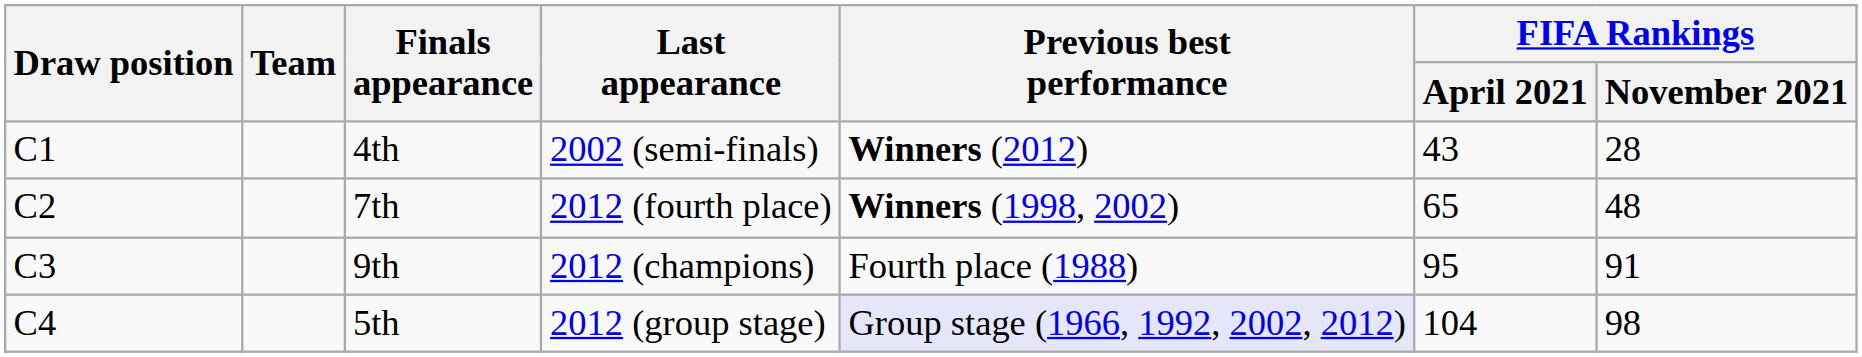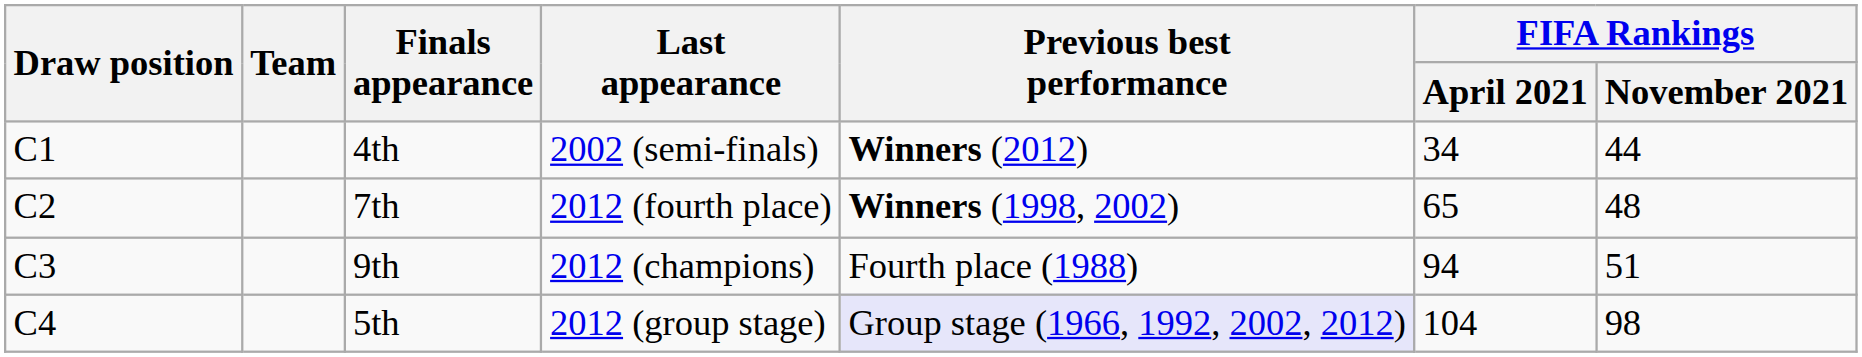(1441, 149) 43 -> (1441, 149) 34
(1623, 149) 28 -> (1623, 149) 44
(1441, 264) 95 -> (1441, 264) 94
(1623, 264) 91 -> (1623, 264) 51
